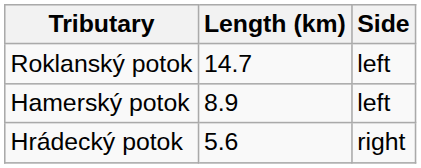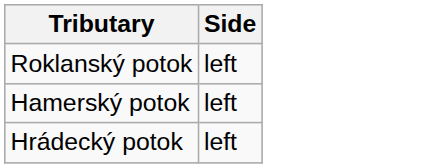- column: (275, 24)
(381, 142) right -> (220, 142) left
